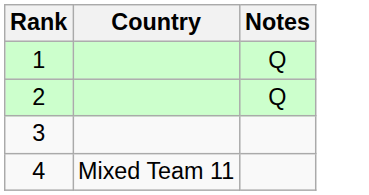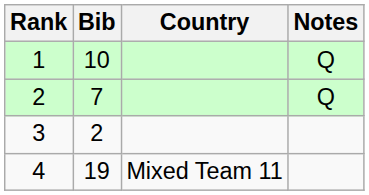+ column: (97, 23)
